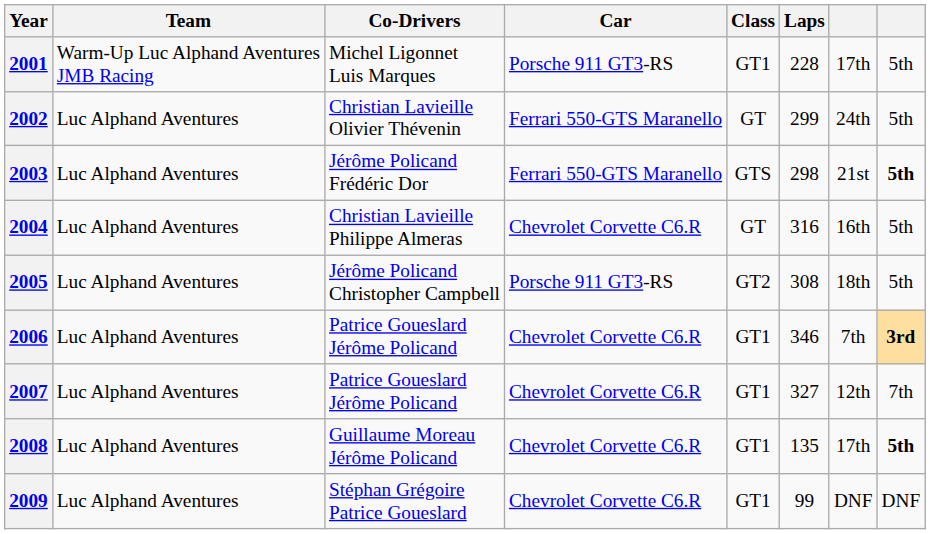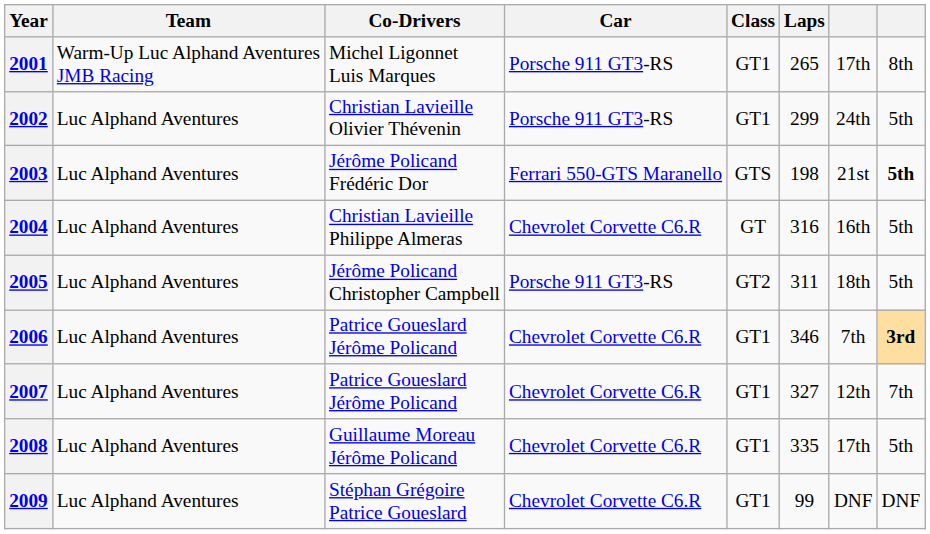(804, 64) 228 -> (804, 64) 265
(901, 64) 5th -> (901, 64) 8th
(616, 118) Ferrari 550-GTS Maranello -> (591, 118) Porsche 911 GT3-RS
(753, 118) GT -> (753, 118) GT1
(804, 173) 298 -> (804, 173) 198
(804, 282) 308 -> (804, 282) 311
(804, 446) 135 -> (804, 446) 335
(901, 446) bold -> (901, 446) normal
